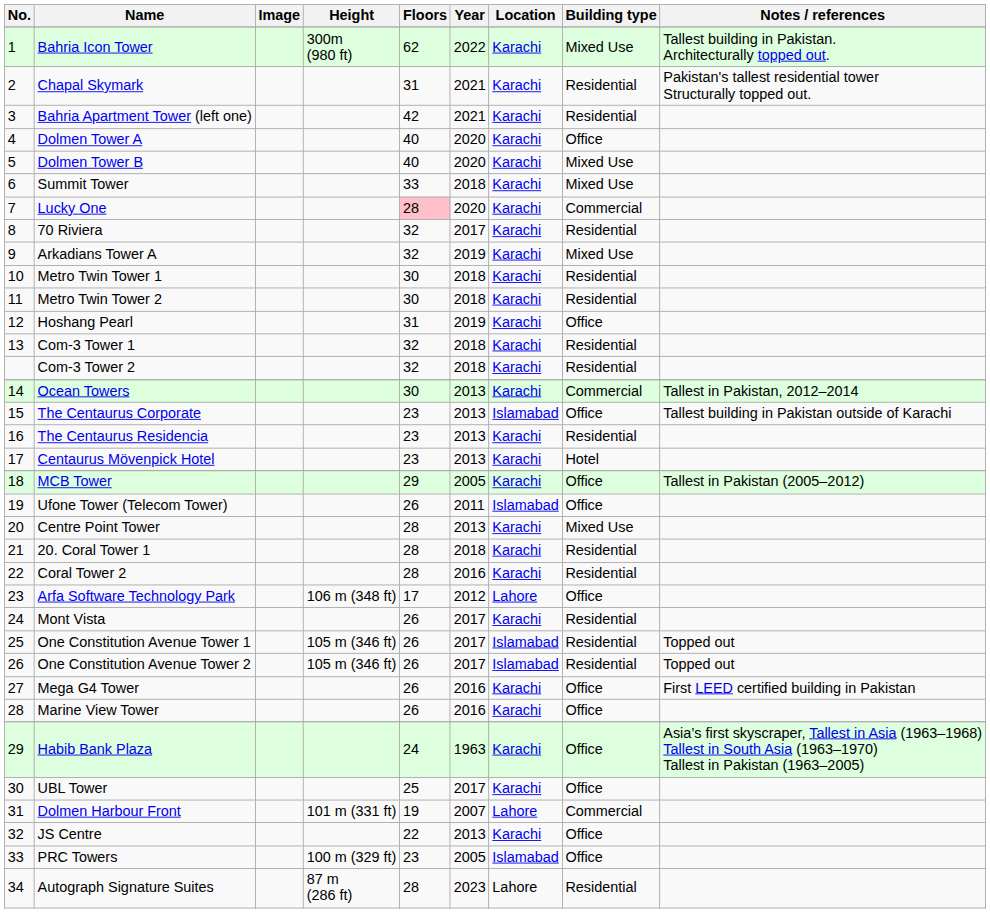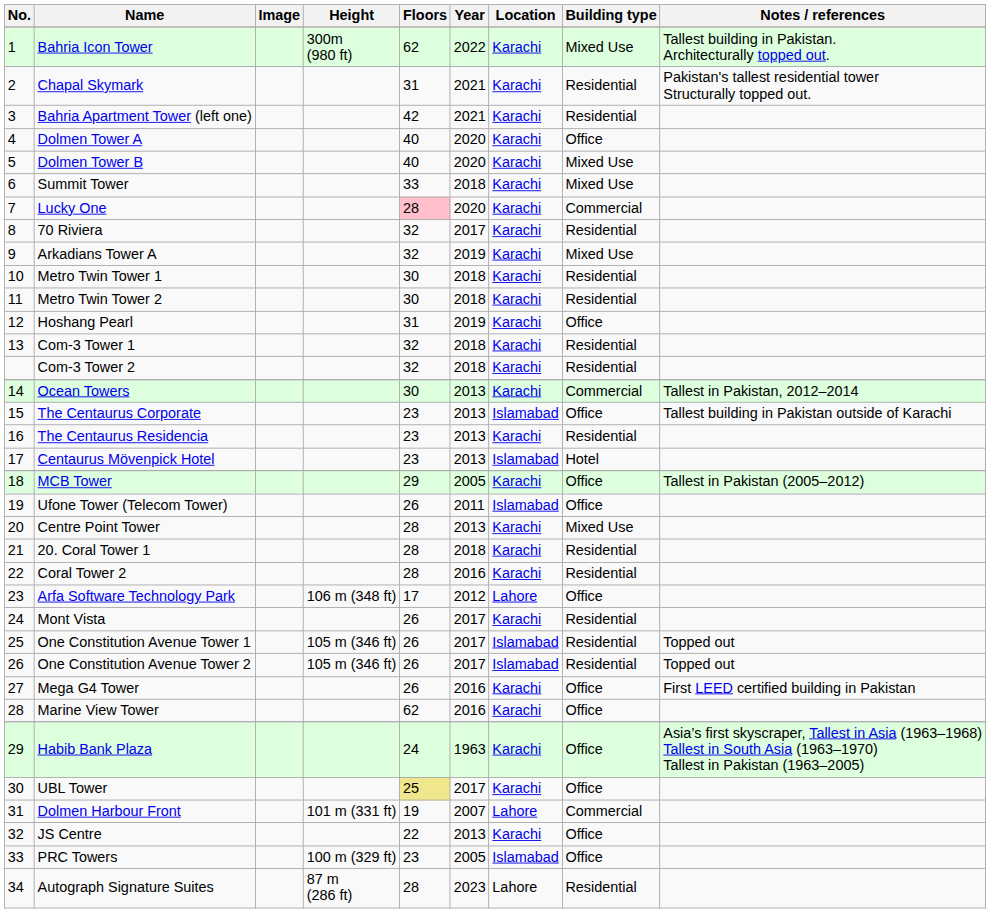(517, 459) Karachi -> (526, 459) Islamabad
(411, 710) 26 -> (411, 710) 62
(411, 788) no background -> (411, 788) khaki background
